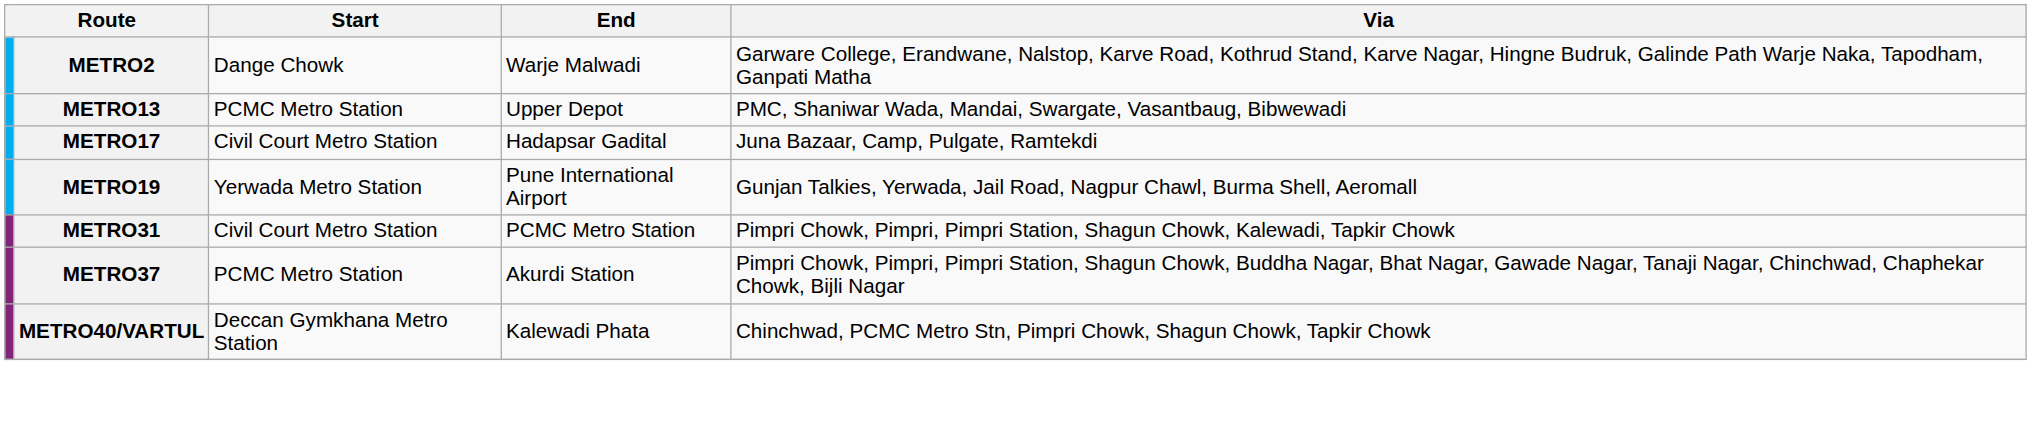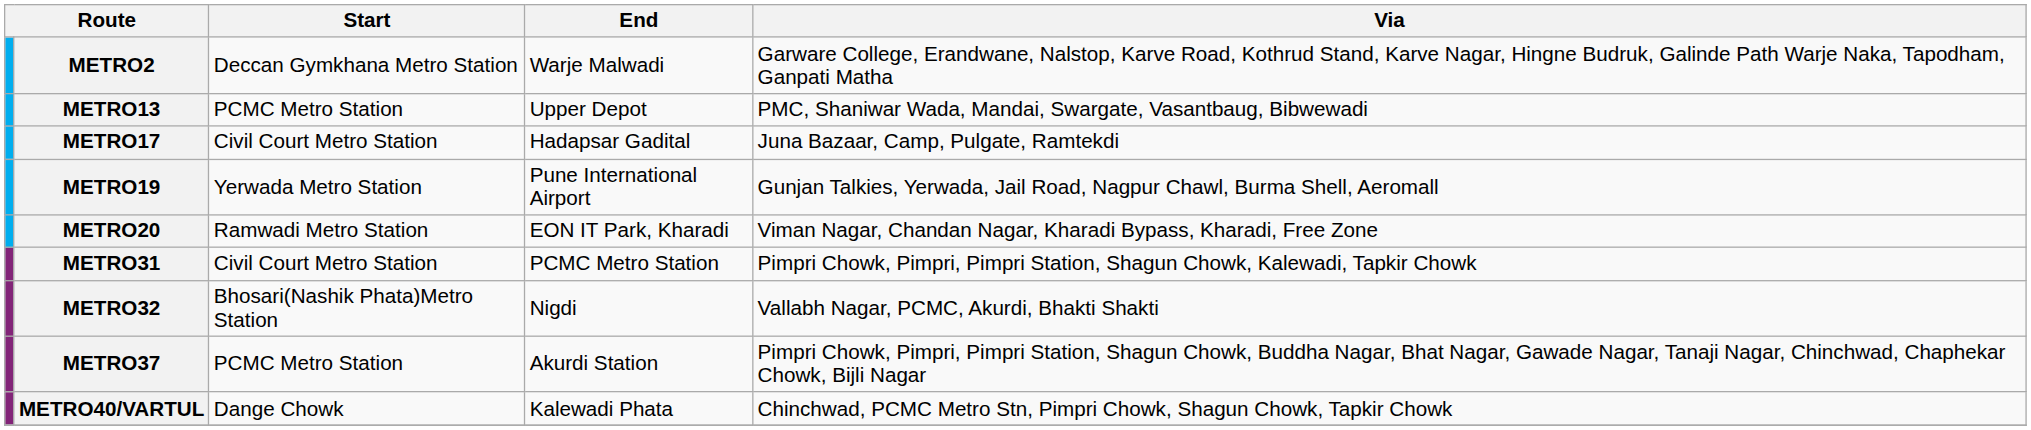(279, 65) Dange Chowk -> (366, 65) Deccan Gymkhana Metro Station
+ row: (112, 230)
+ row: (112, 308)
(331, 331) Deccan Gymkhana Metro Station -> (279, 408) Dange Chowk
